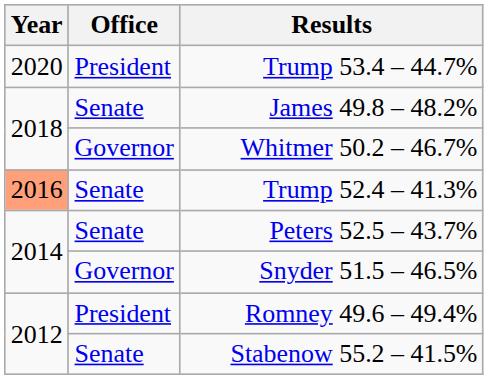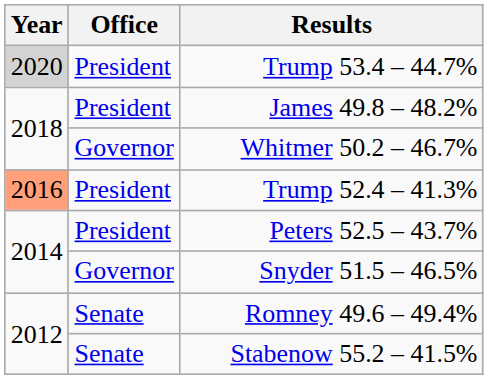(37, 66) no background -> (37, 66) lightgrey background
(109, 107) Senate -> (123, 107) President
(109, 189) Senate -> (123, 189) President
(109, 230) Senate -> (123, 230) President
(123, 312) President -> (109, 312) Senate
